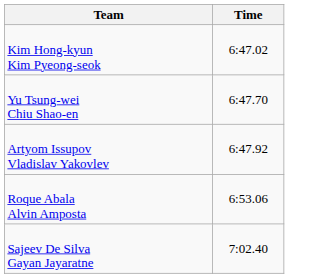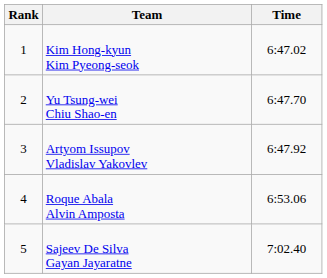+ column: (24, 14)
